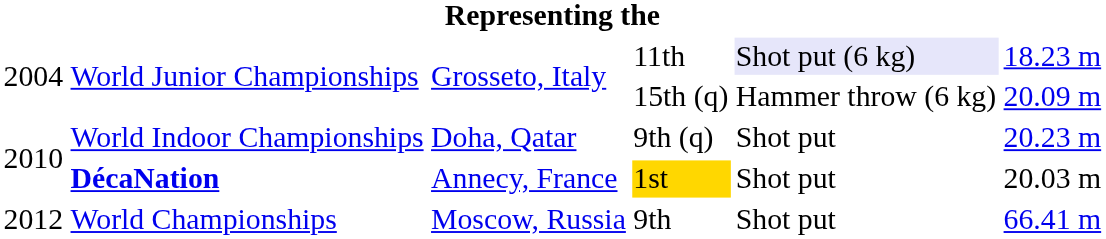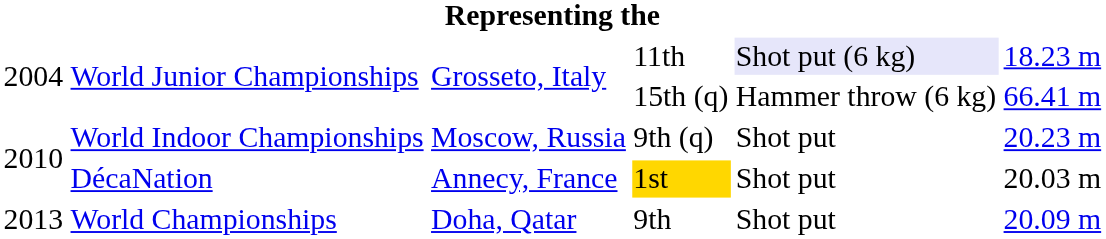(1052, 96) 20.09 m -> (1052, 96) 66.41 m
(504, 137) Doha, Qatar -> (528, 137) Moscow, Russia
(145, 178) bold -> (142, 178) normal
(33, 219) 2012 -> (33, 219) 2013
(528, 219) Moscow, Russia -> (504, 219) Doha, Qatar
(1052, 219) 66.41 m -> (1052, 219) 20.09 m
